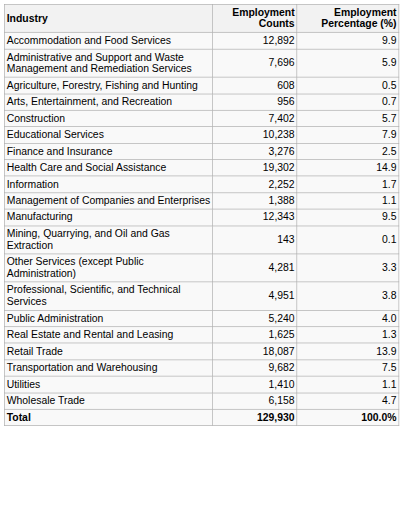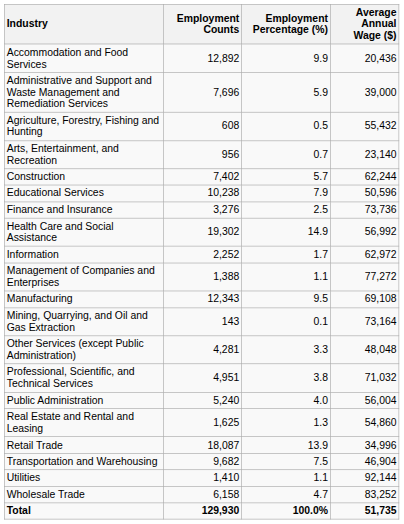+ column: (375, 24)
